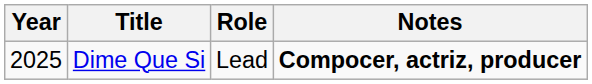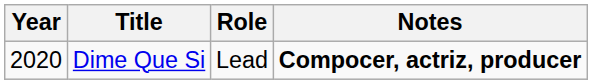(36, 60) 2025 -> (36, 60) 2020
